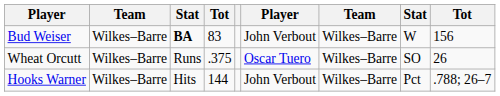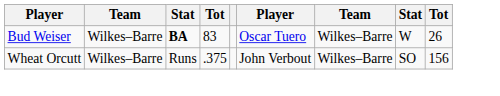(280, 36) John Verbout -> (273, 36) Oscar Tuero
(443, 36) 156 -> (435, 36) 26
(277, 58) Oscar Tuero -> (275, 58) John Verbout
(440, 58) 26 -> (439, 58) 156
- row: (47, 79)
